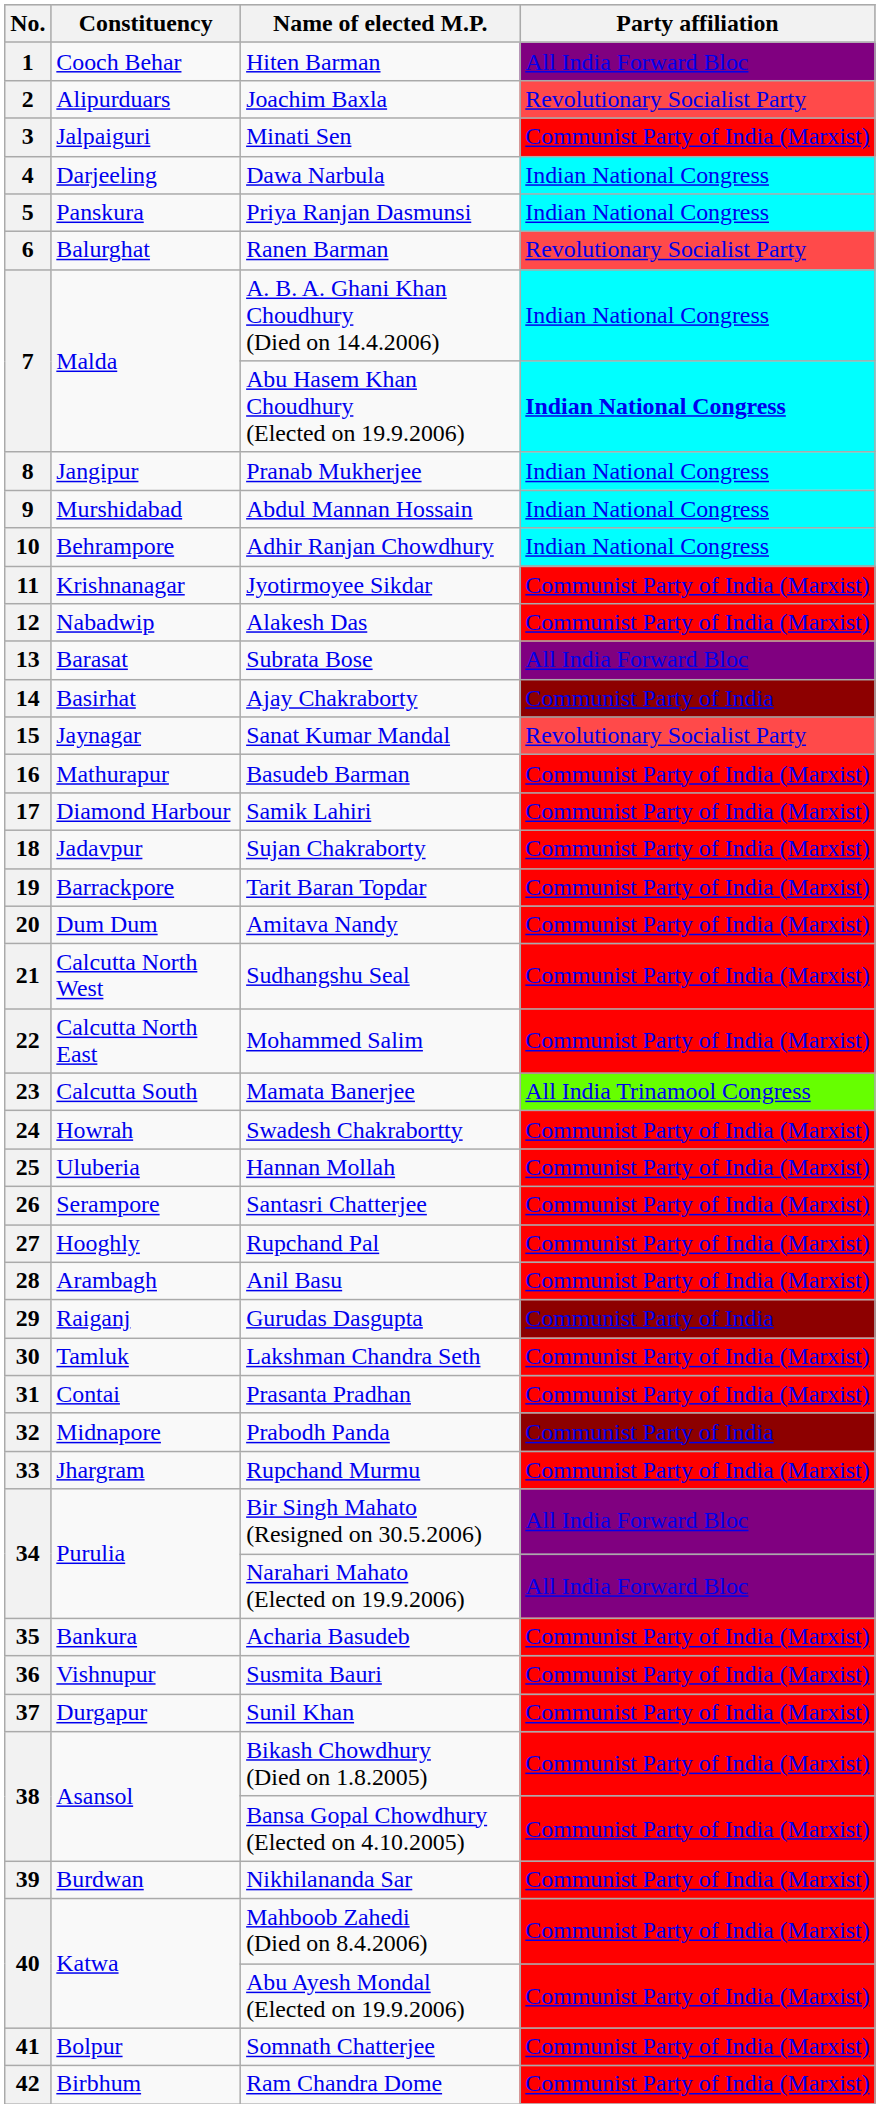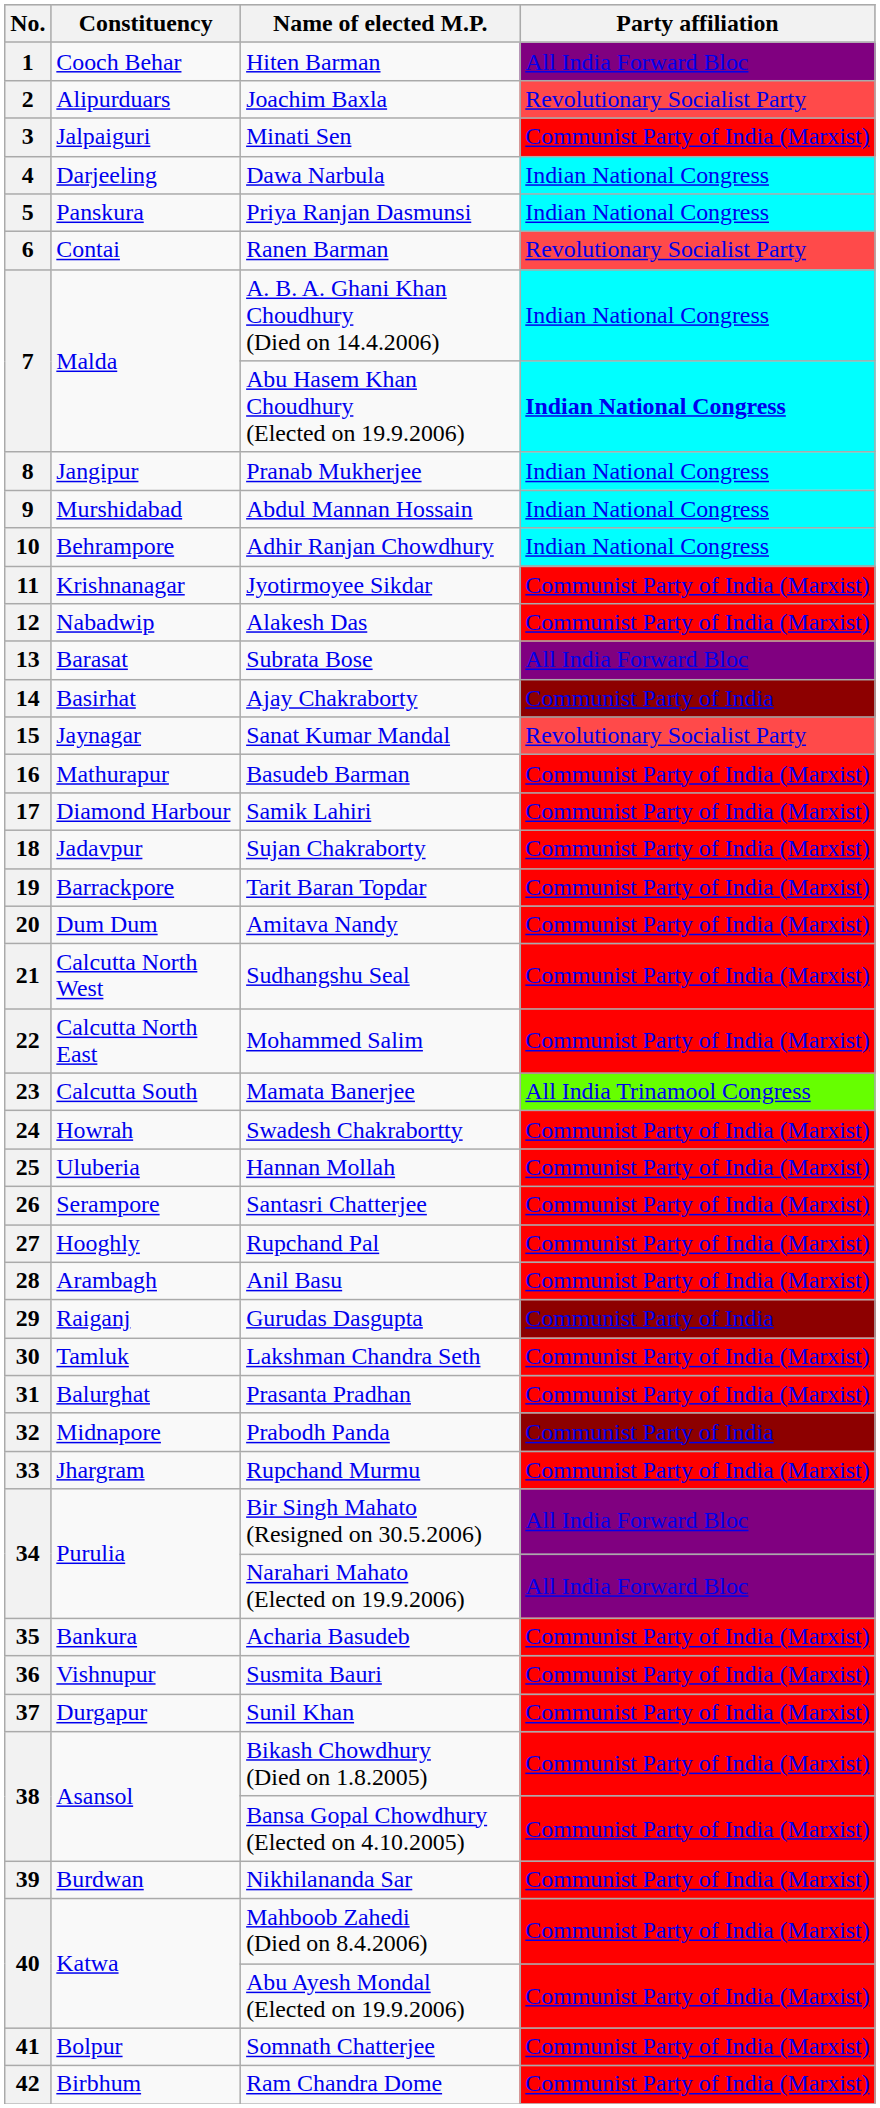(103, 250) Balurghat -> (88, 250) Contai
(88, 1394) Contai -> (103, 1394) Balurghat
